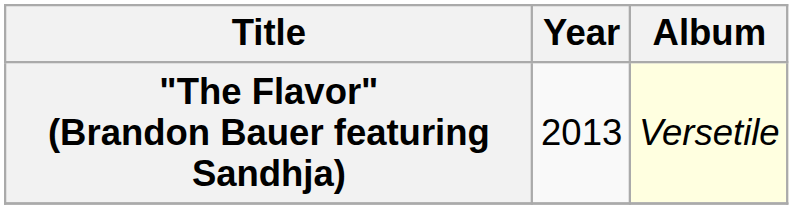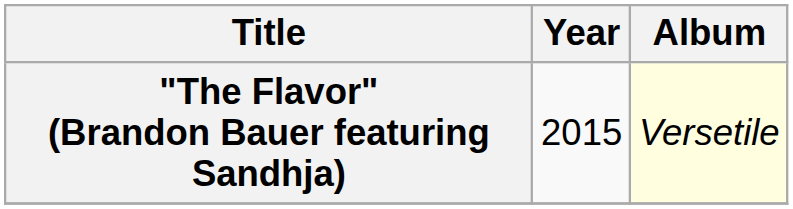(582, 132) 2013 -> (582, 132) 2015
